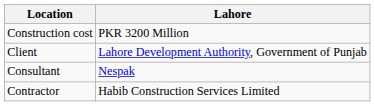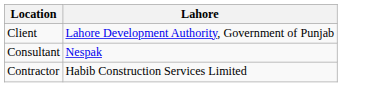- row: (50, 33)
